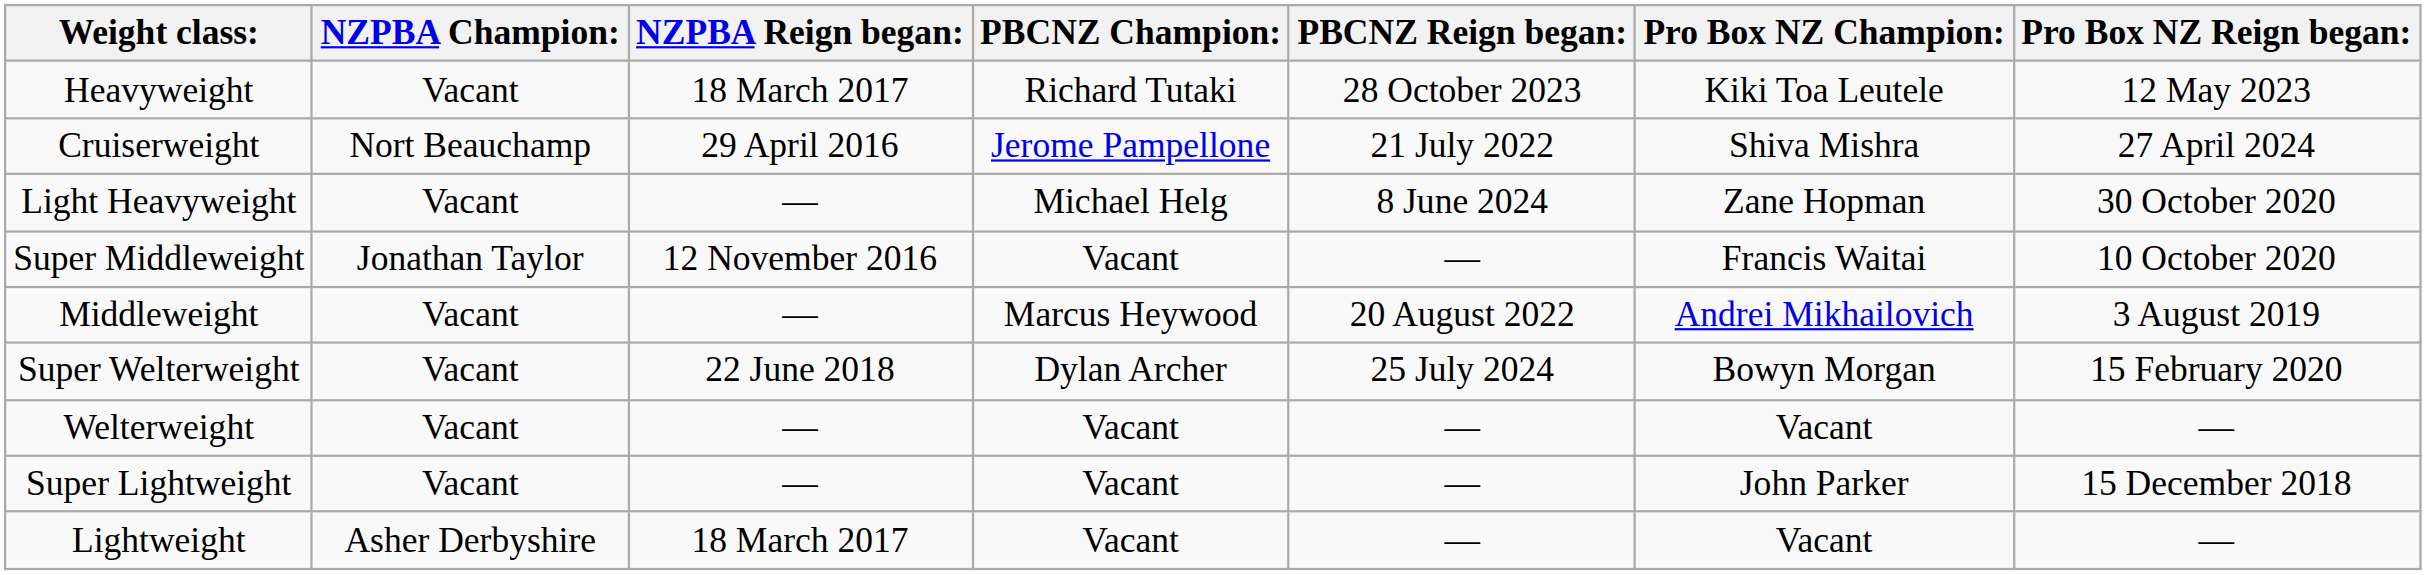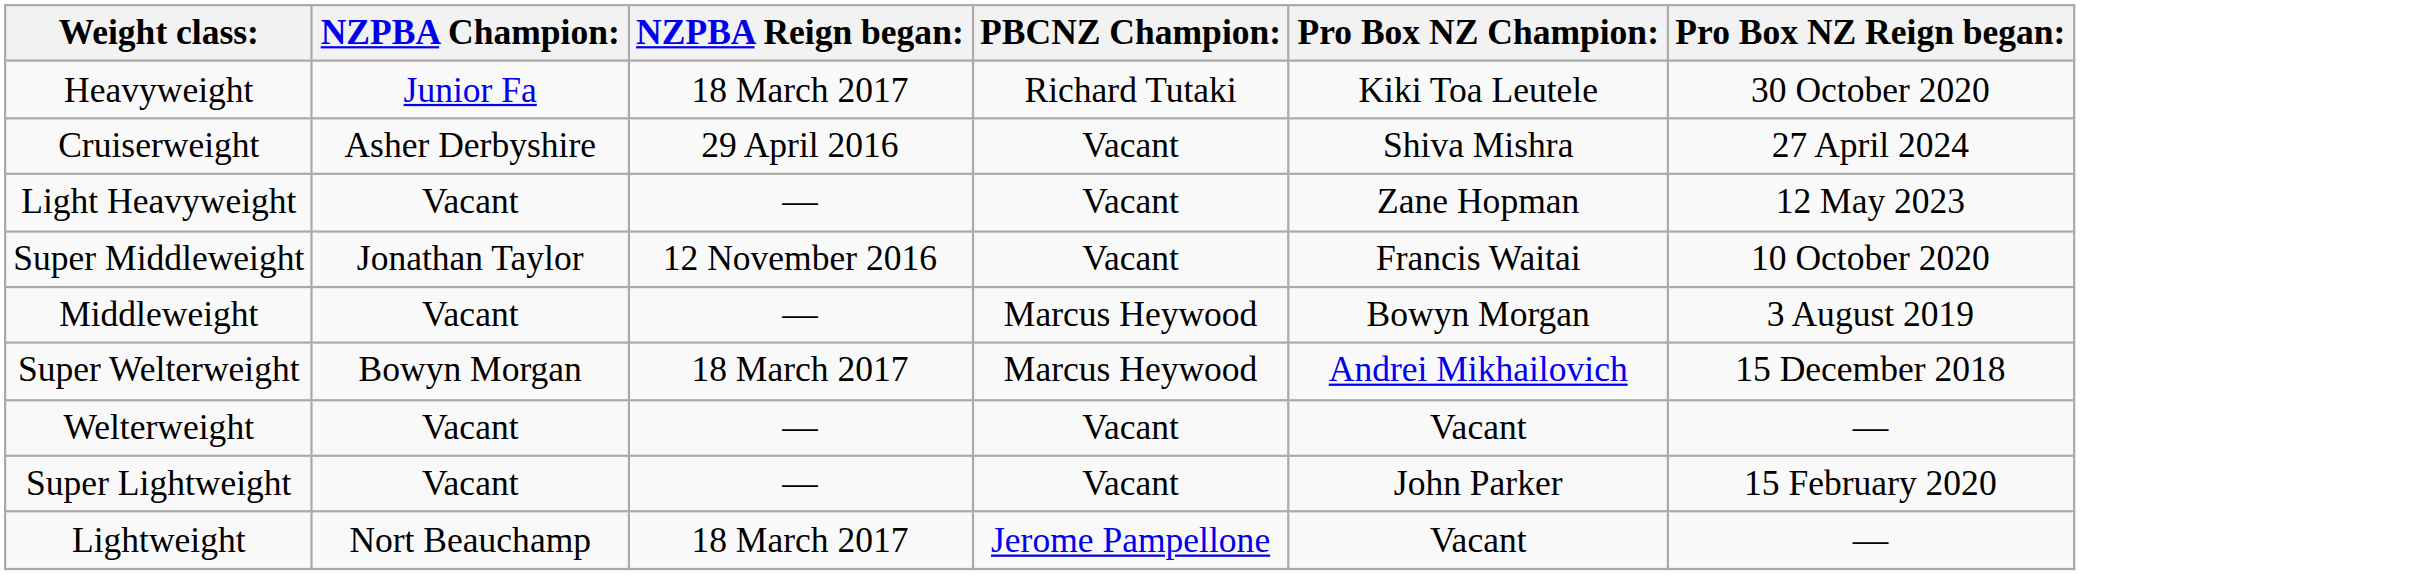- column: (1462, 32)
(470, 88) Vacant -> (470, 88) Junior Fa
(2216, 88) 12 May 2023 -> (1870, 88) 30 October 2020
(470, 145) Nort Beauchamp -> (470, 145) Asher Derbyshire
(1131, 145) Jerome Pampellone -> (1131, 145) Vacant
(1131, 201) Michael Helg -> (1131, 201) Vacant
(2216, 201) 30 October 2020 -> (1870, 201) 12 May 2023
(1824, 314) Andrei Mikhailovich -> (1478, 314) Bowyn Morgan
(470, 370) Vacant -> (470, 370) Bowyn Morgan
(800, 370) 22 June 2018 -> (800, 370) 18 March 2017
(1131, 370) Dylan Archer -> (1131, 370) Marcus Heywood
(1824, 370) Bowyn Morgan -> (1478, 370) Andrei Mikhailovich
(2216, 370) 15 February 2020 -> (1870, 370) 15 December 2018
(2216, 483) 15 December 2018 -> (1870, 483) 15 February 2020
(470, 539) Asher Derbyshire -> (470, 539) Nort Beauchamp
(1131, 539) Vacant -> (1131, 539) Jerome Pampellone
